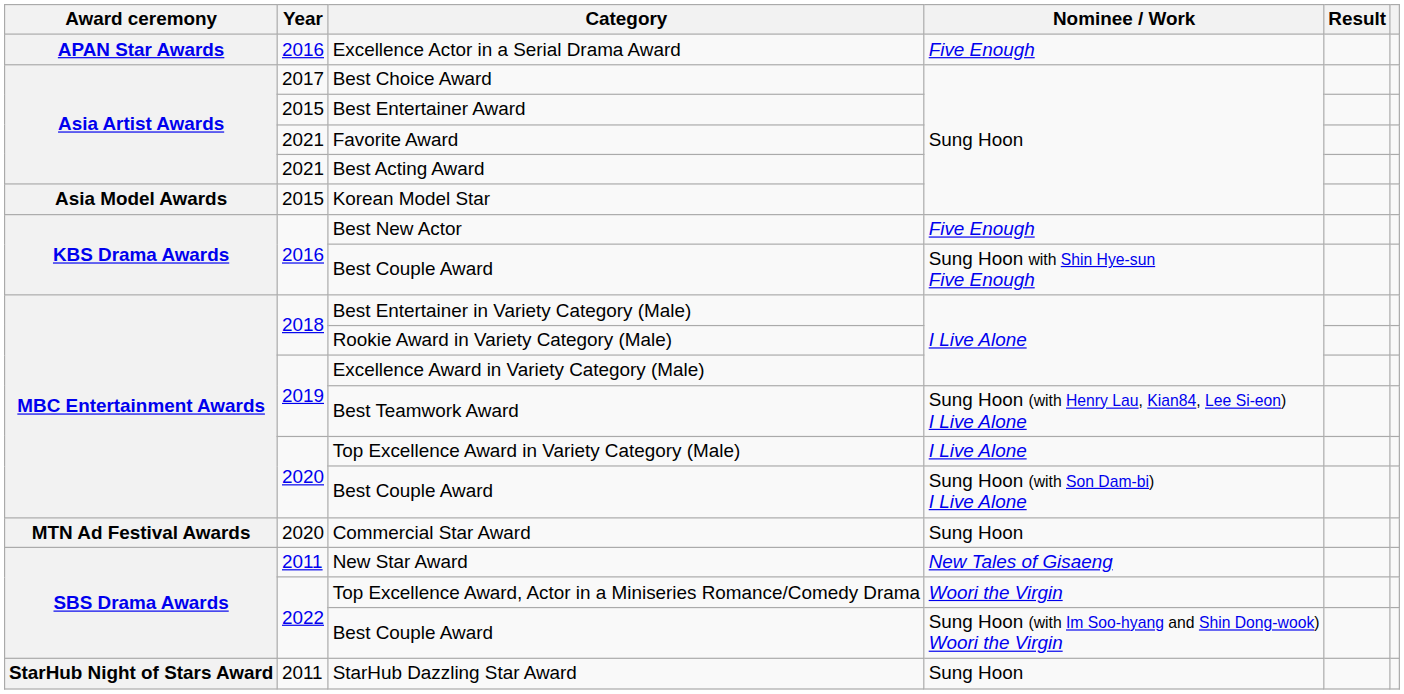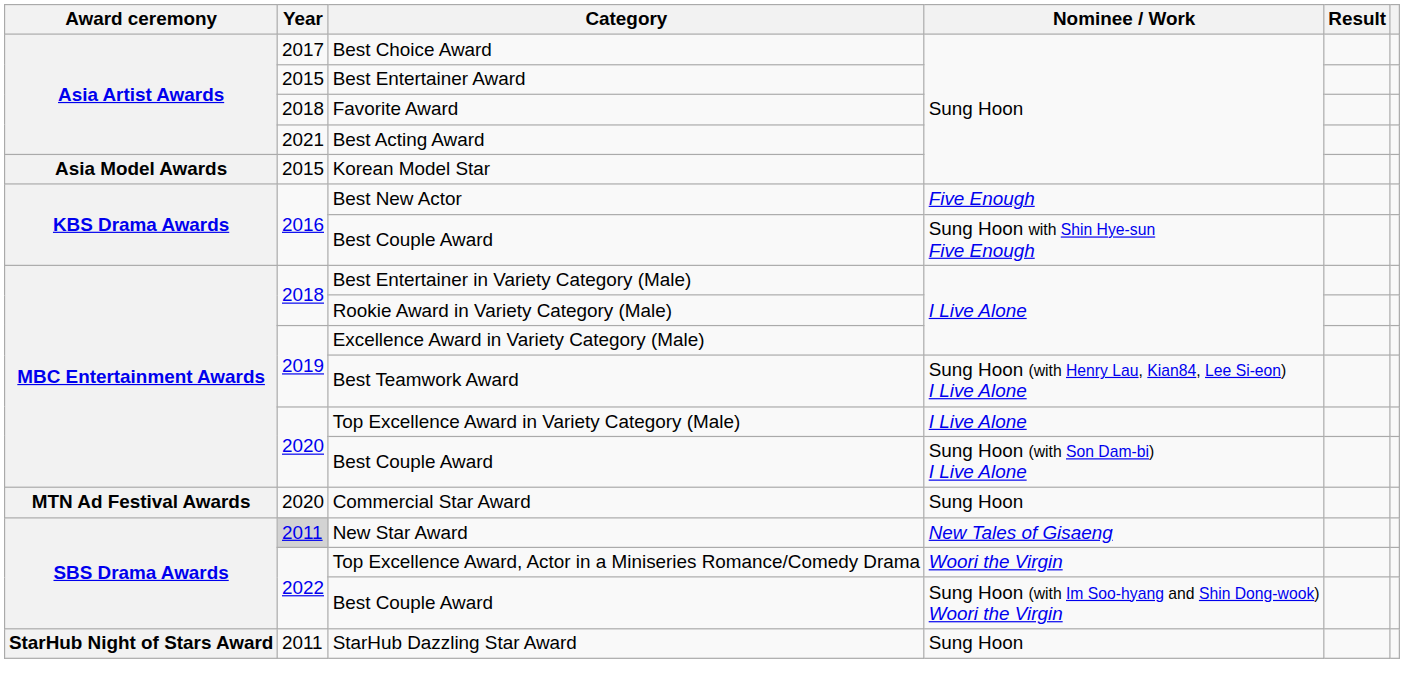- row: (507, 49)
(303, 139) 2021 -> (303, 109) 2018
(302, 562) no background -> (302, 532) lightgrey background
